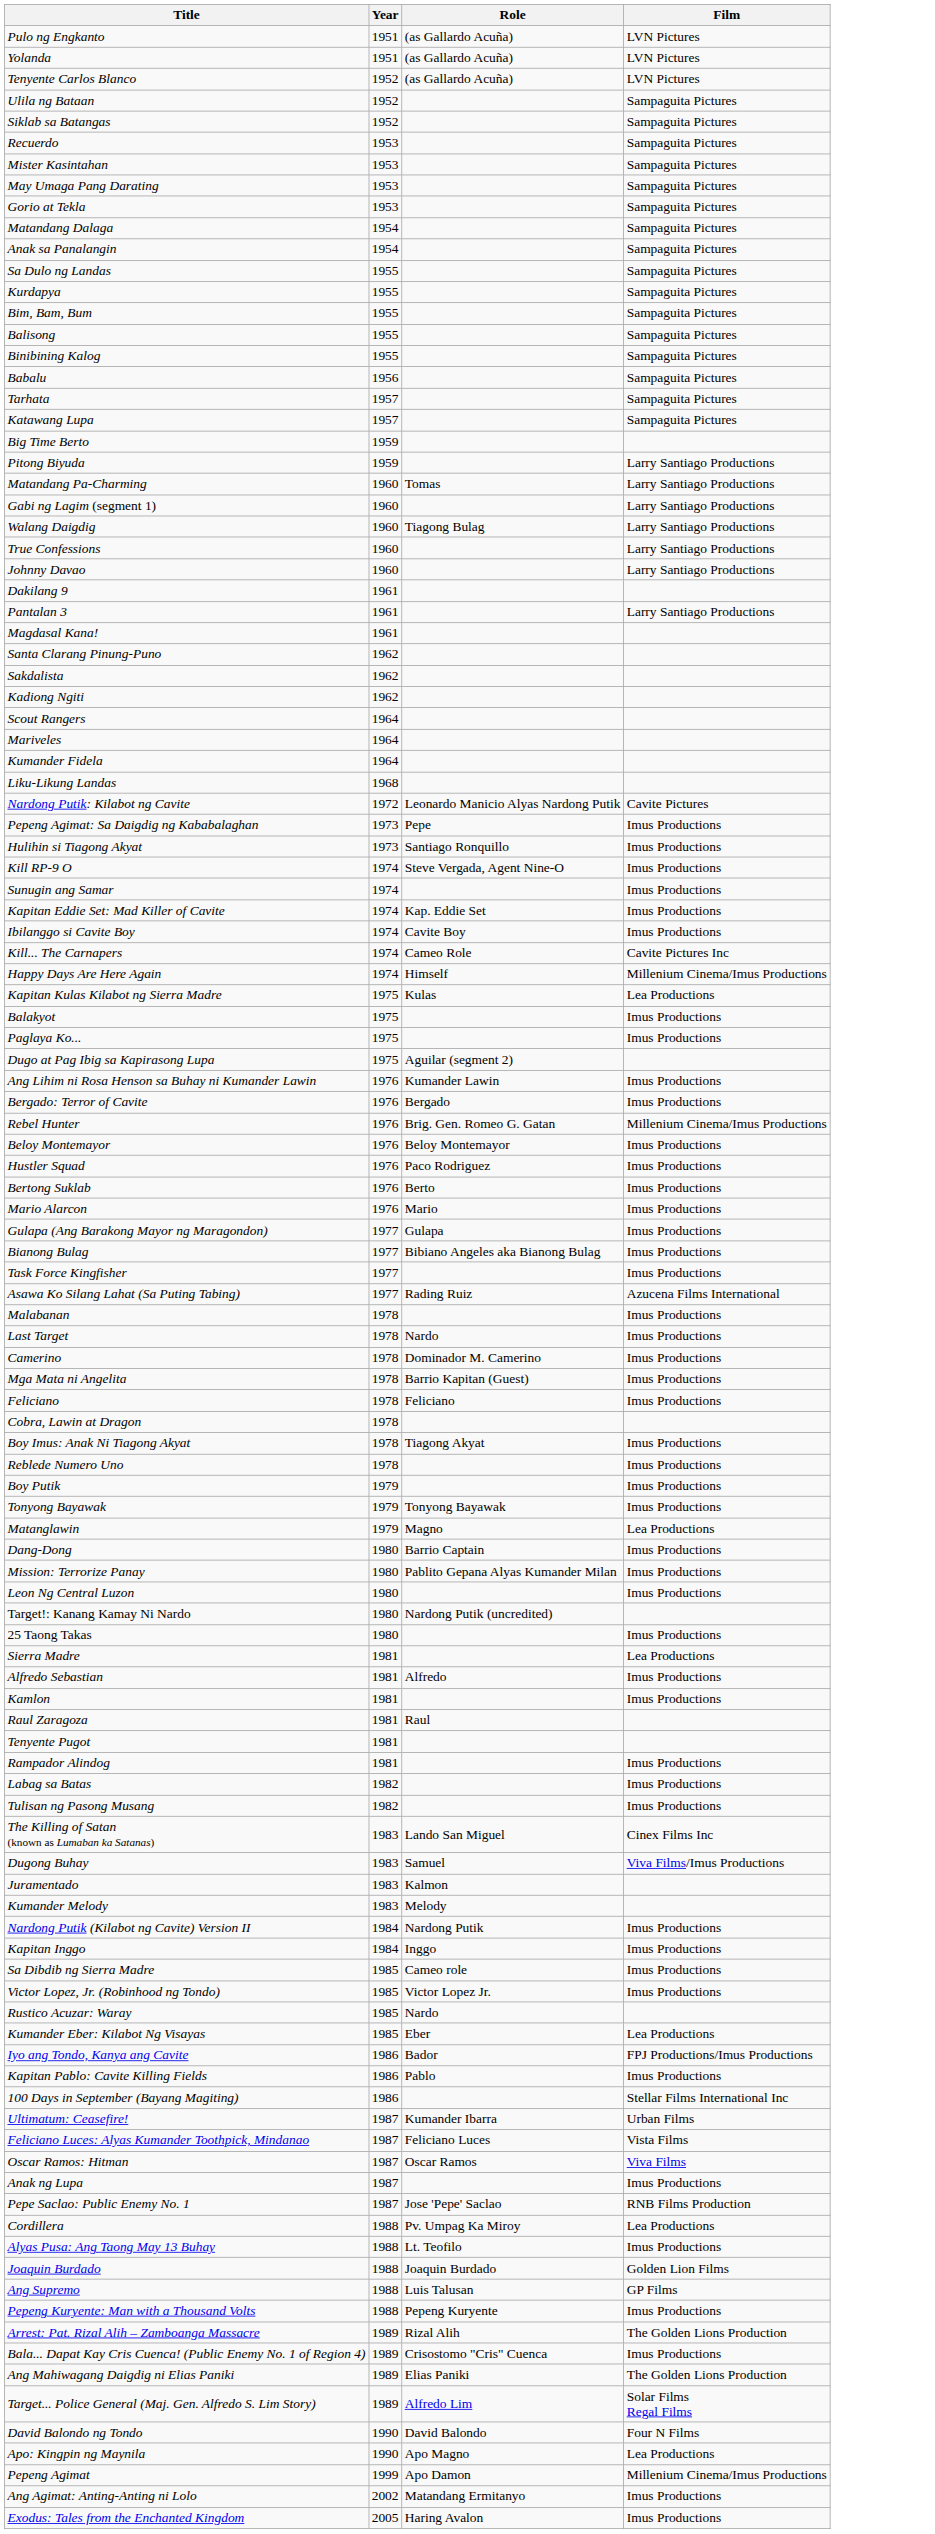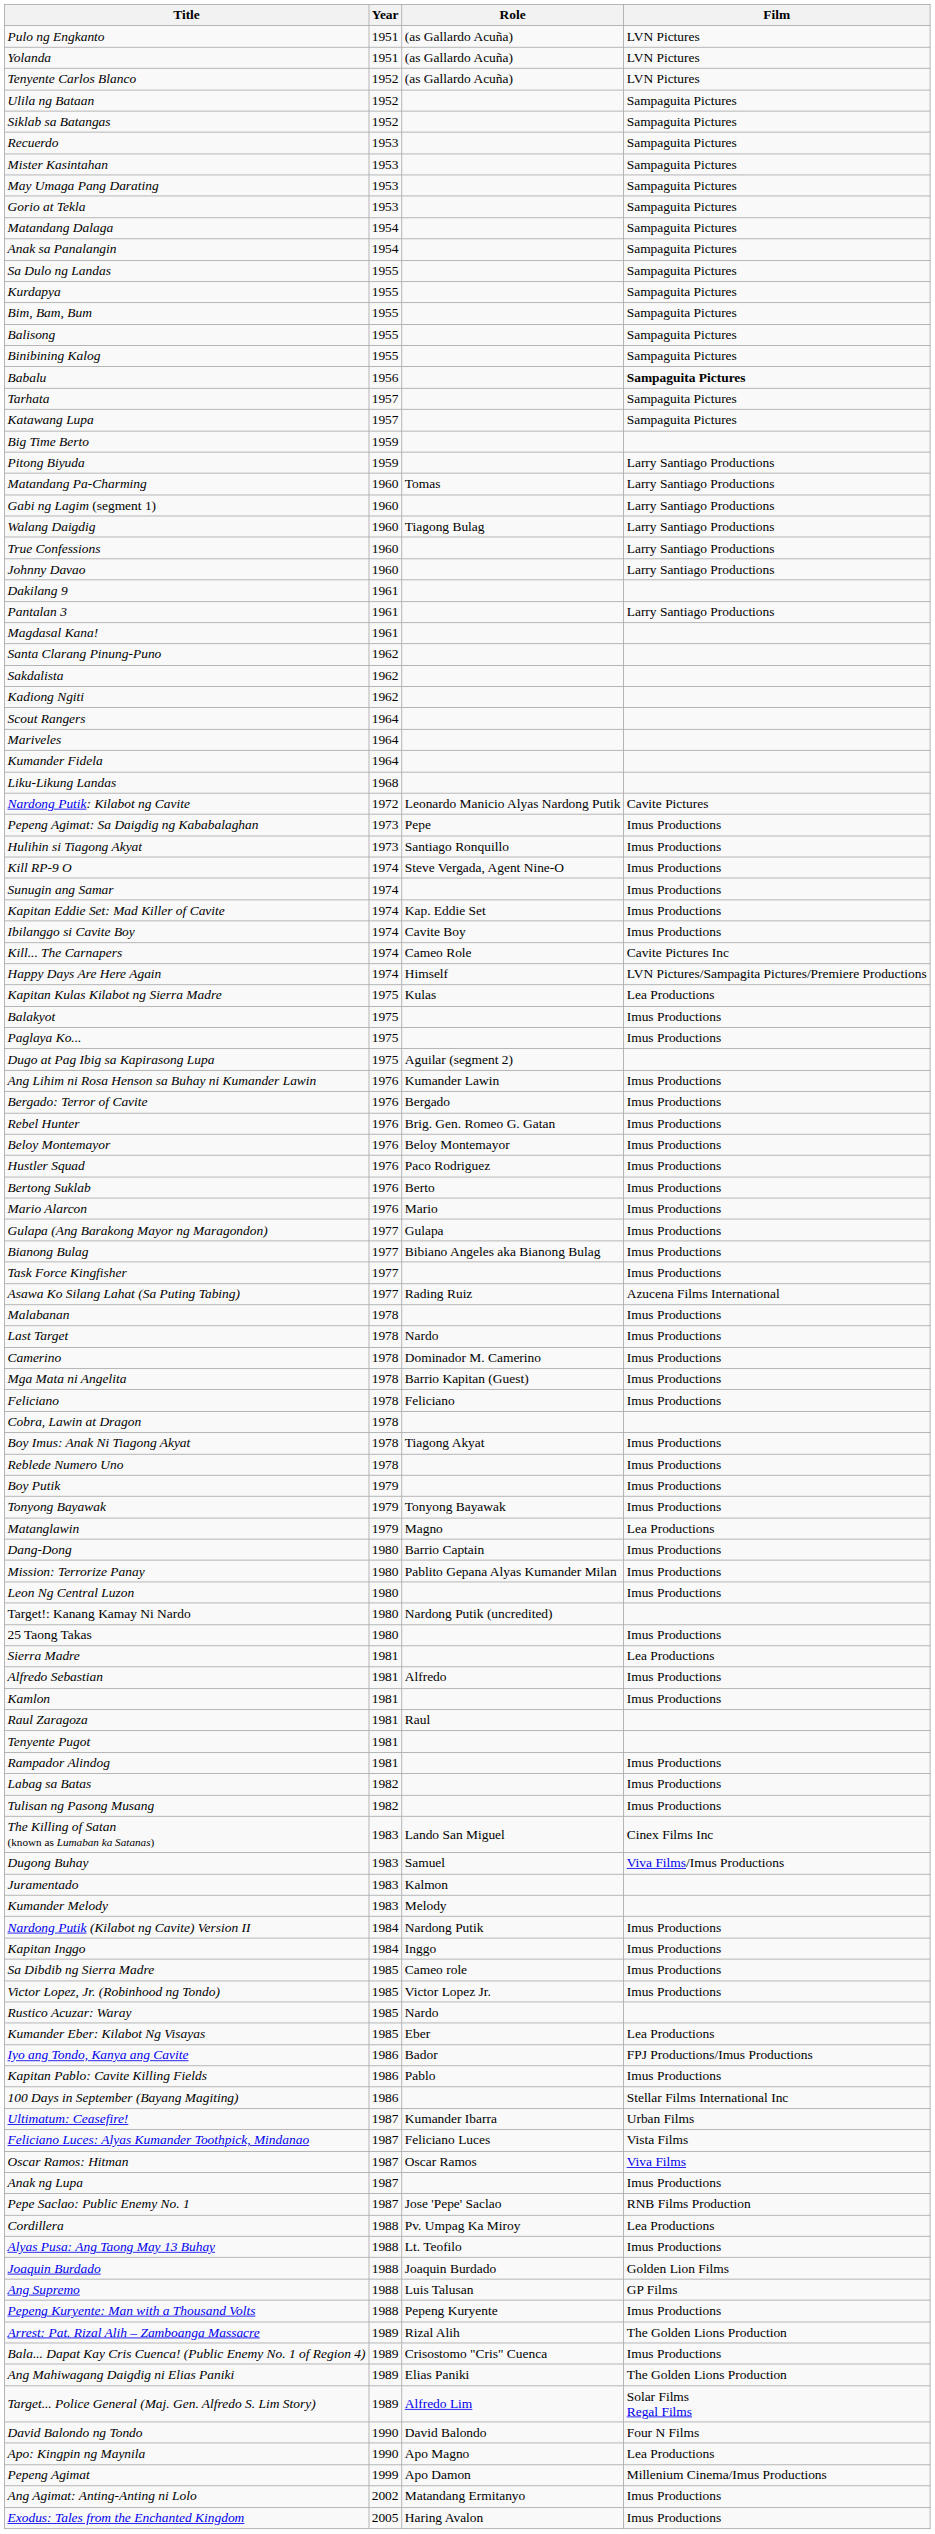(682, 377) normal -> (686, 377) bold
(727, 974) Millenium Cinema/Imus Productions -> (777, 974) LVN Pictures/Sampagita Pictures/Premiere Productions
(727, 1123) Millenium Cinema/Imus Productions -> (674, 1123) Imus Productions
